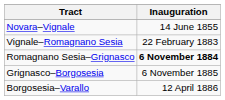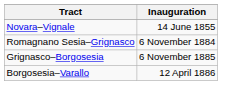- row: (65, 42)
(179, 57) bold -> (177, 42) normal
